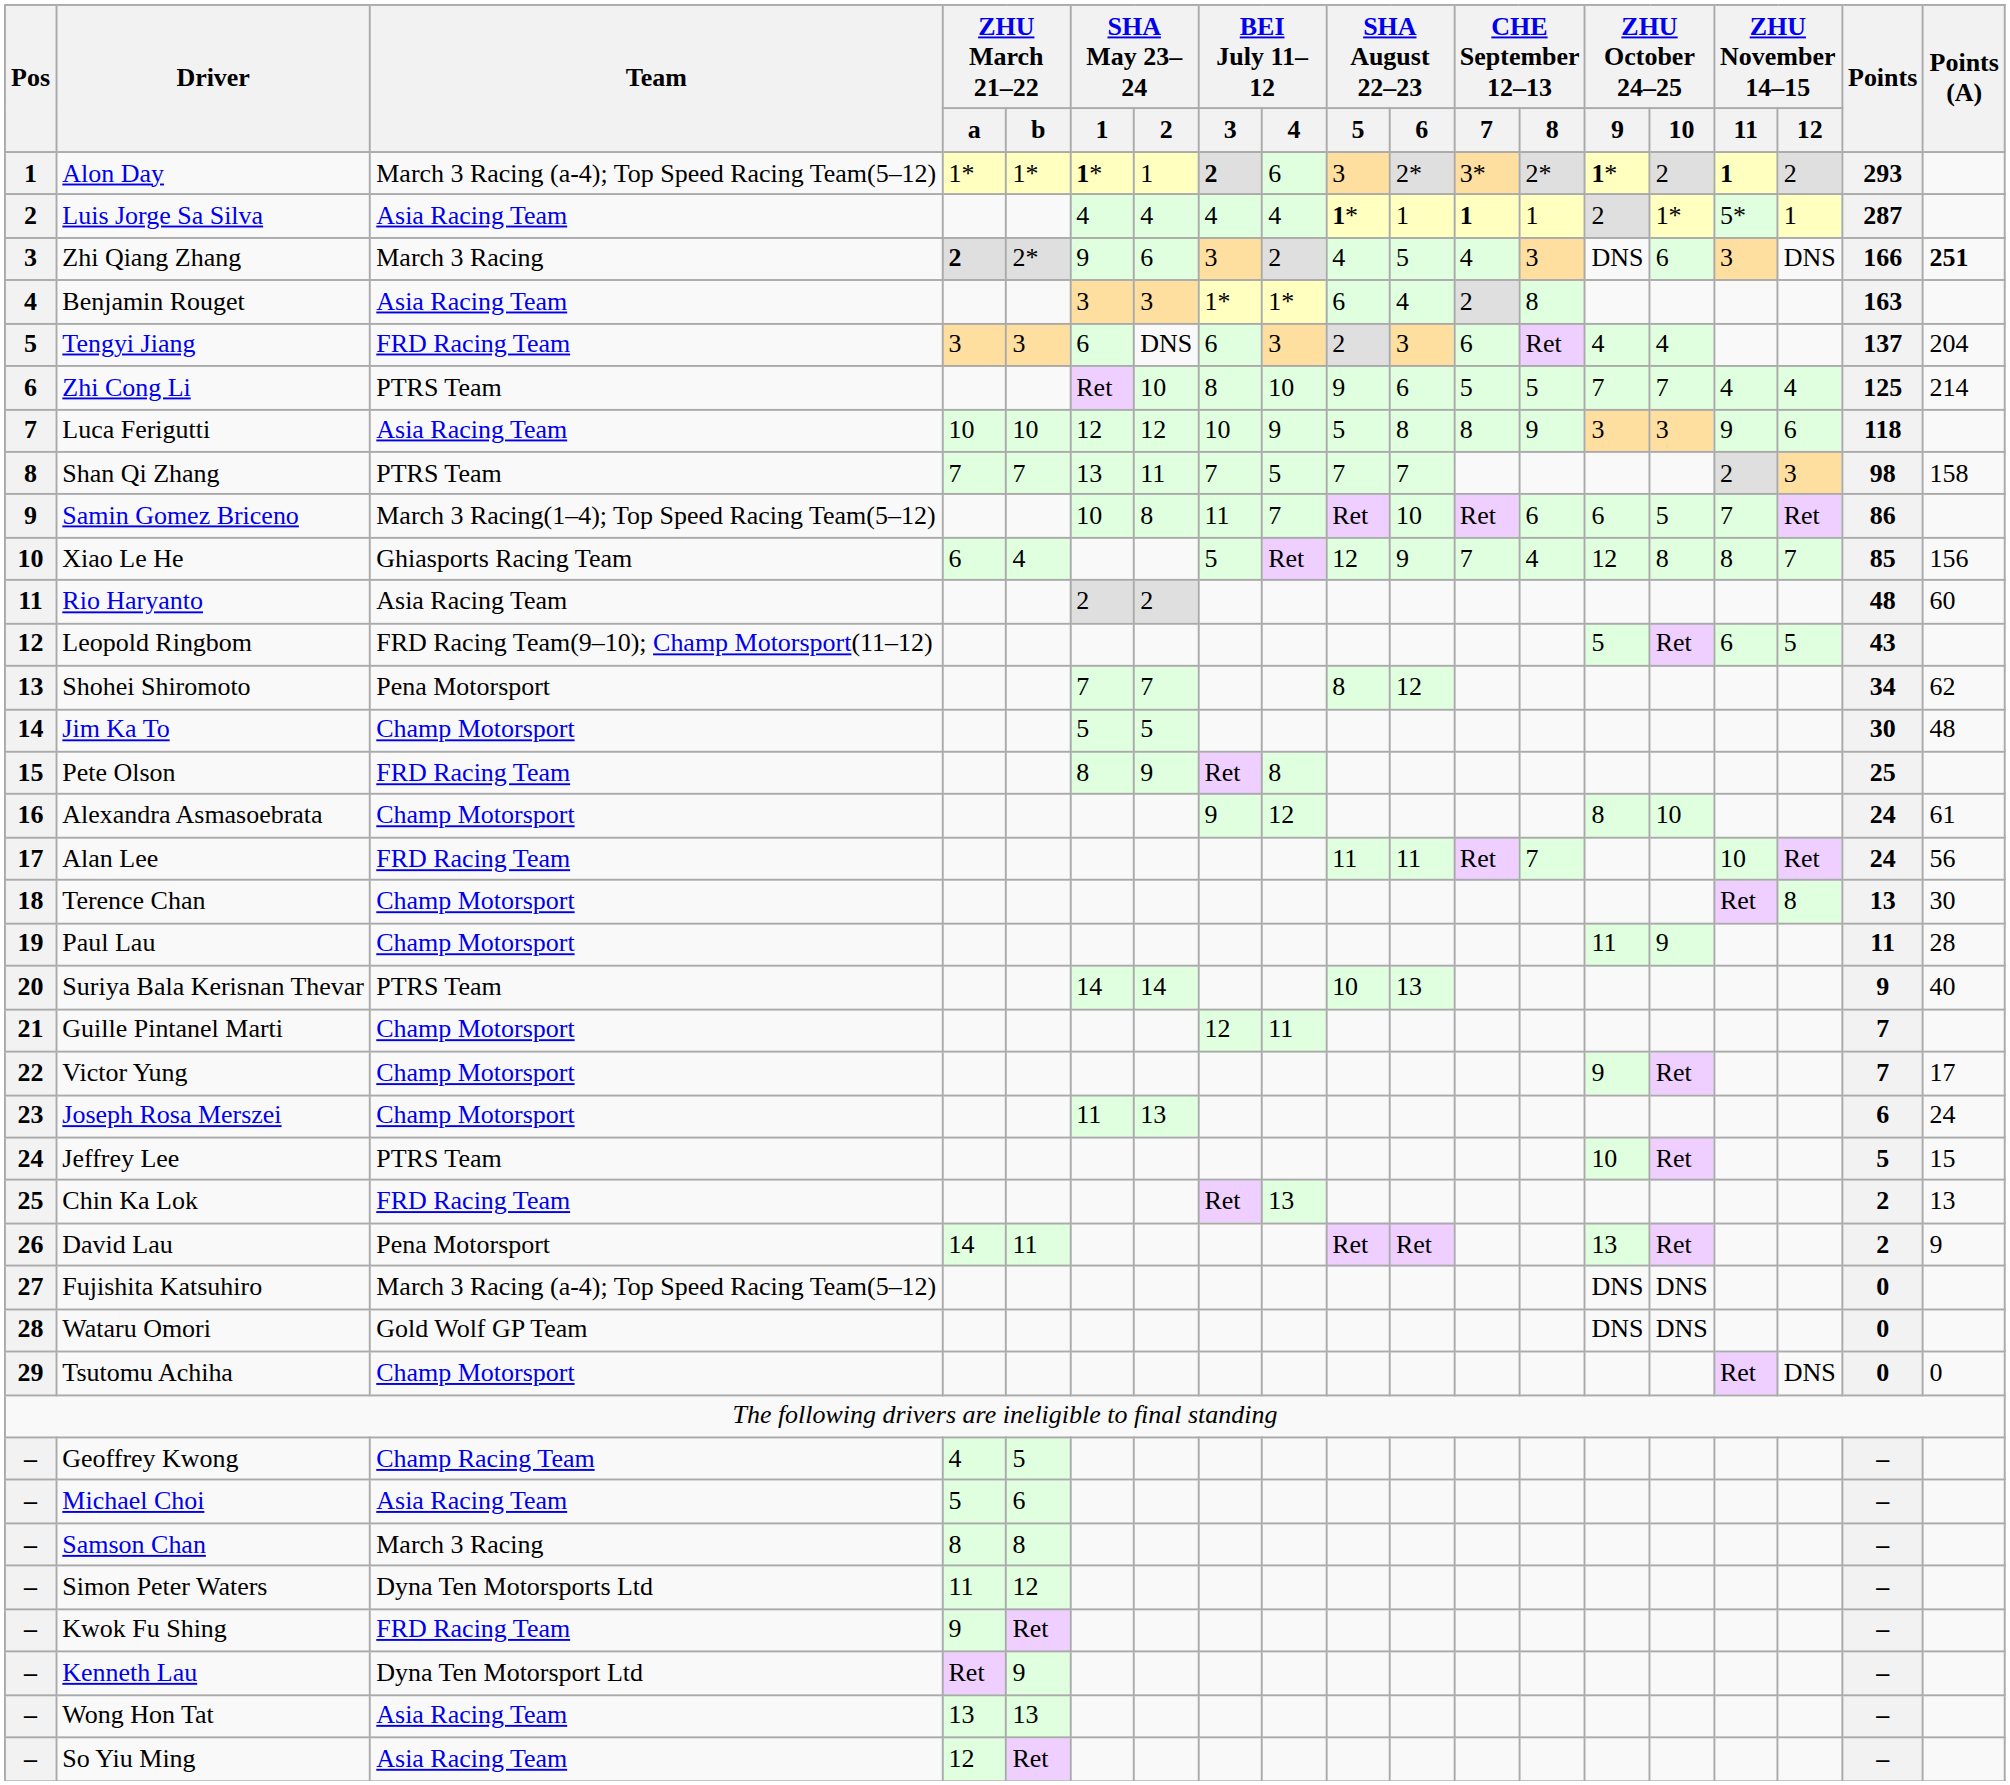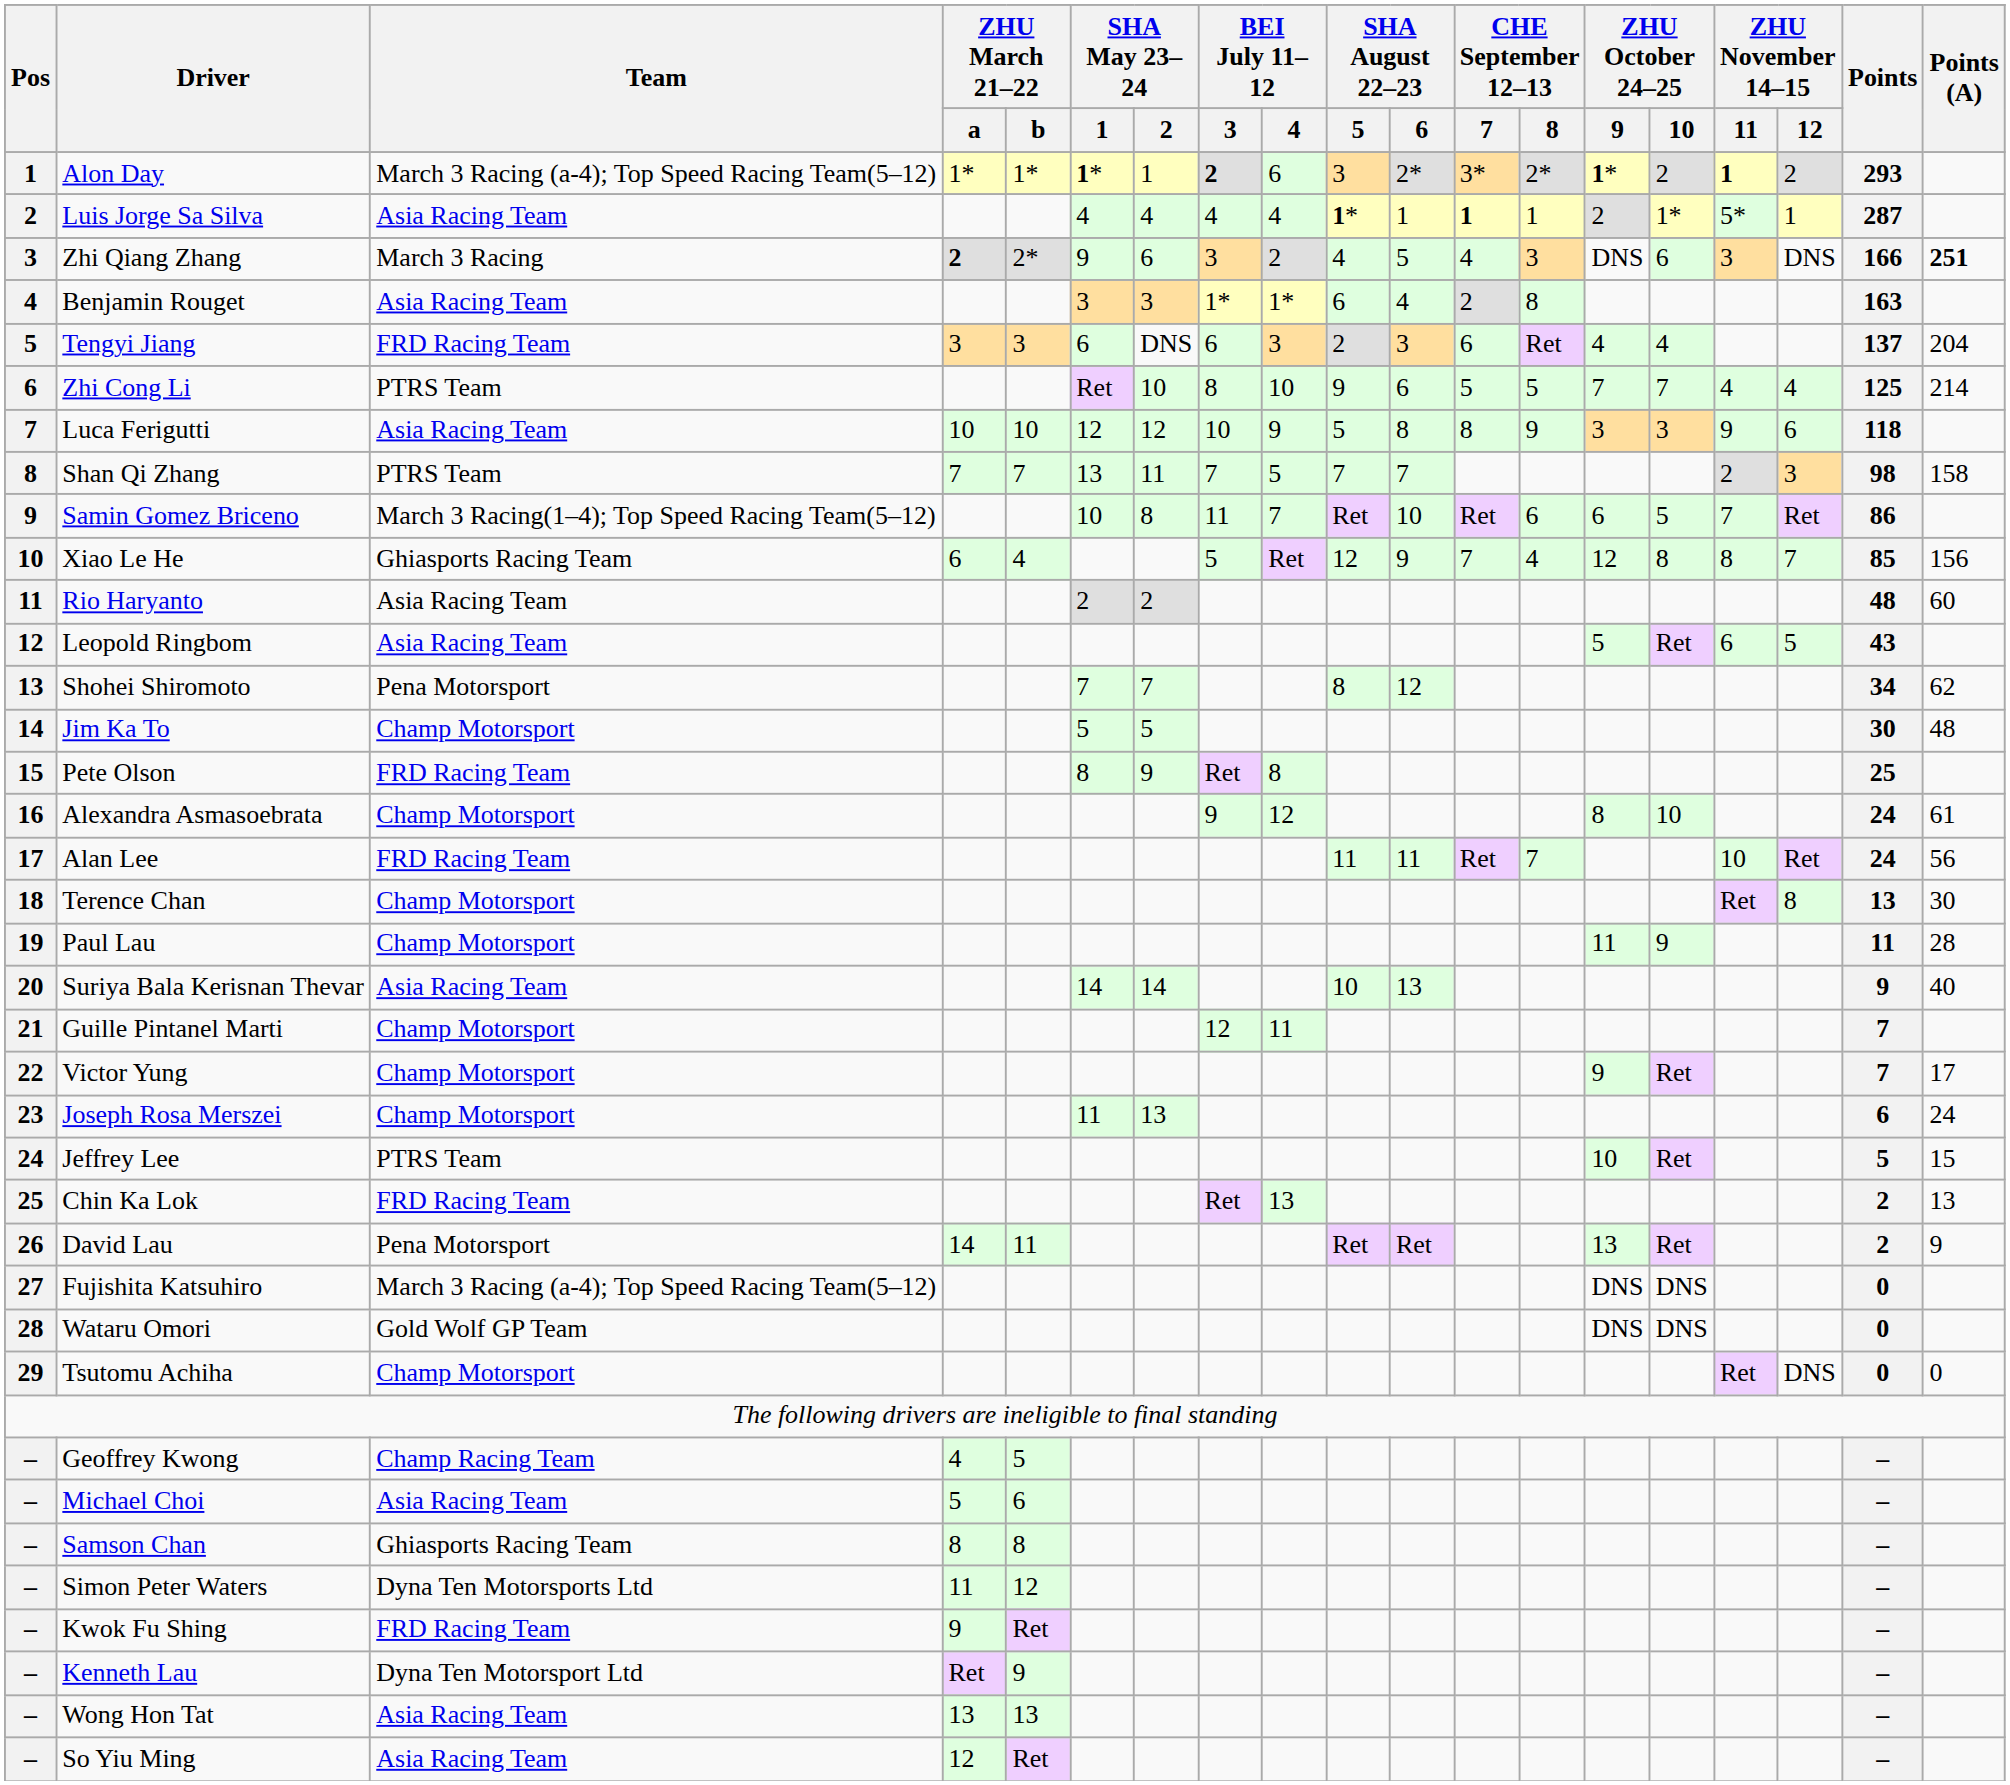(654, 643) FRD Racing Team(9–10); Champ Motorsport(11–12) -> (472, 643) Asia Racing Team
(439, 986) PTRS Team -> (472, 986) Asia Racing Team
(460, 1543) March 3 Racing -> (504, 1543) Ghiasports Racing Team
